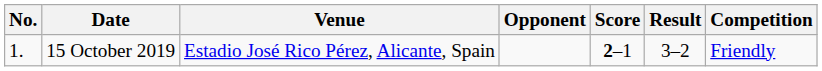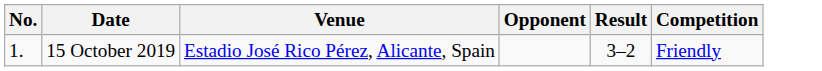- column: (618, 19)
